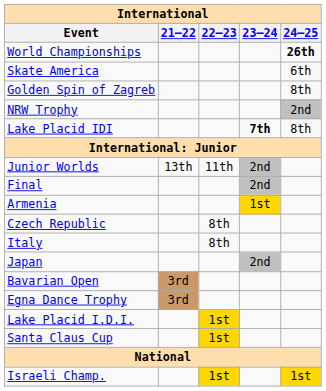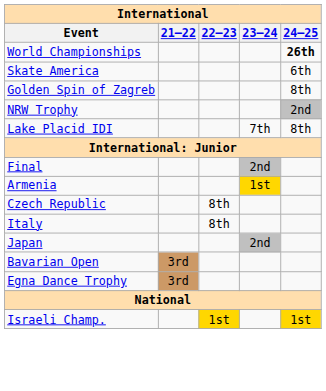(260, 128) bold -> (260, 128) normal
- row: (53, 167)
- row: (71, 319)
- row: (60, 338)
